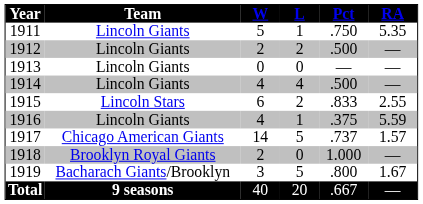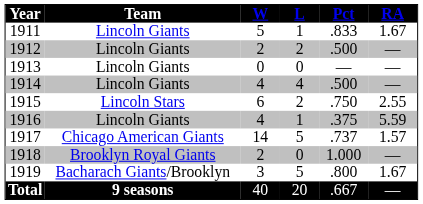(344, 31) .750 -> (344, 31) .833
(393, 31) 5.35 -> (393, 31) 1.67
(344, 102) .833 -> (344, 102) .750
